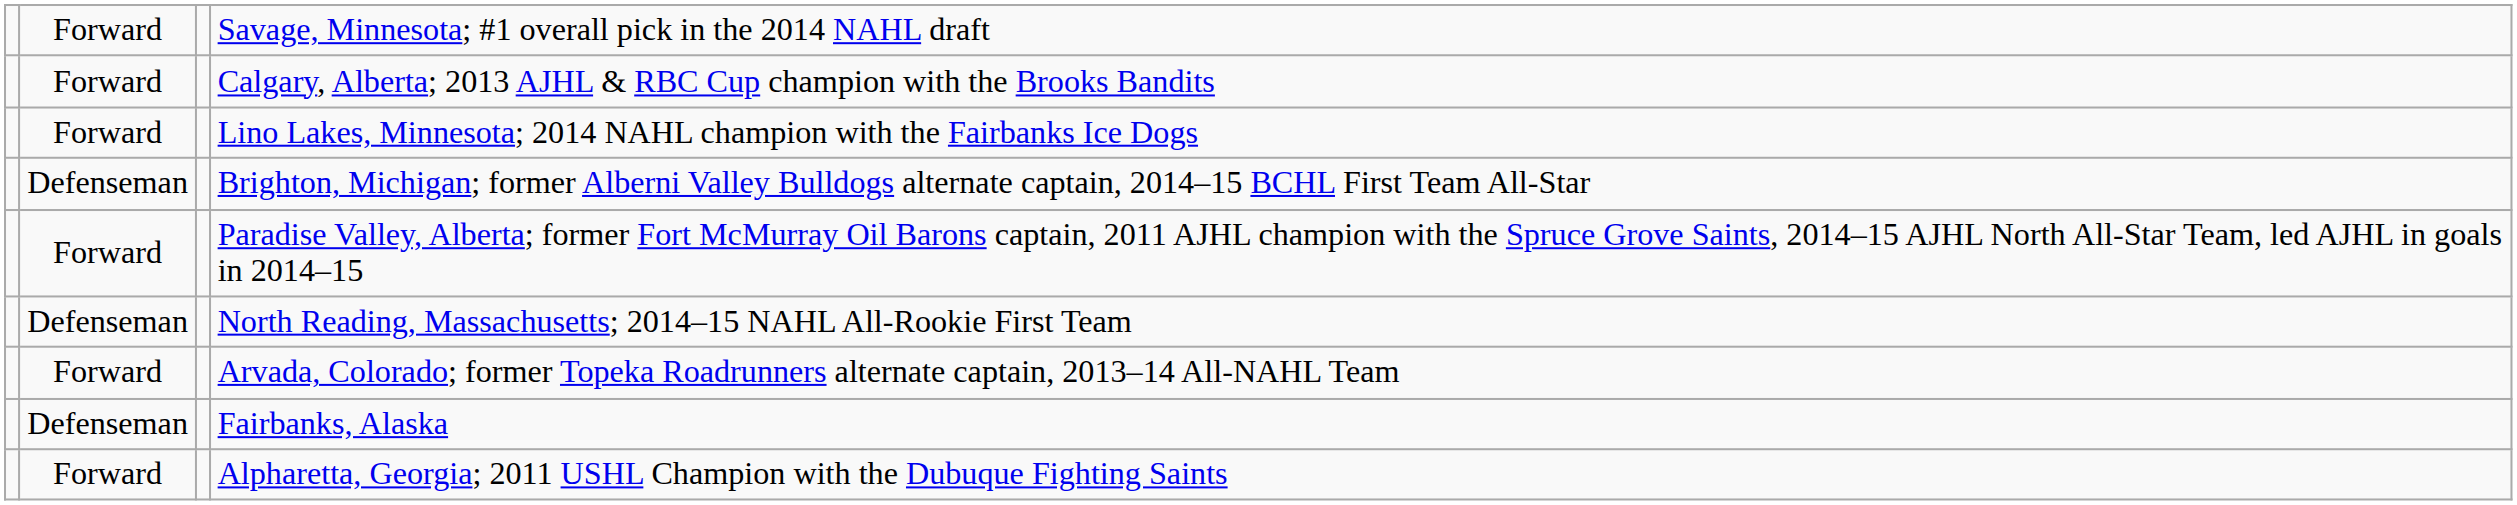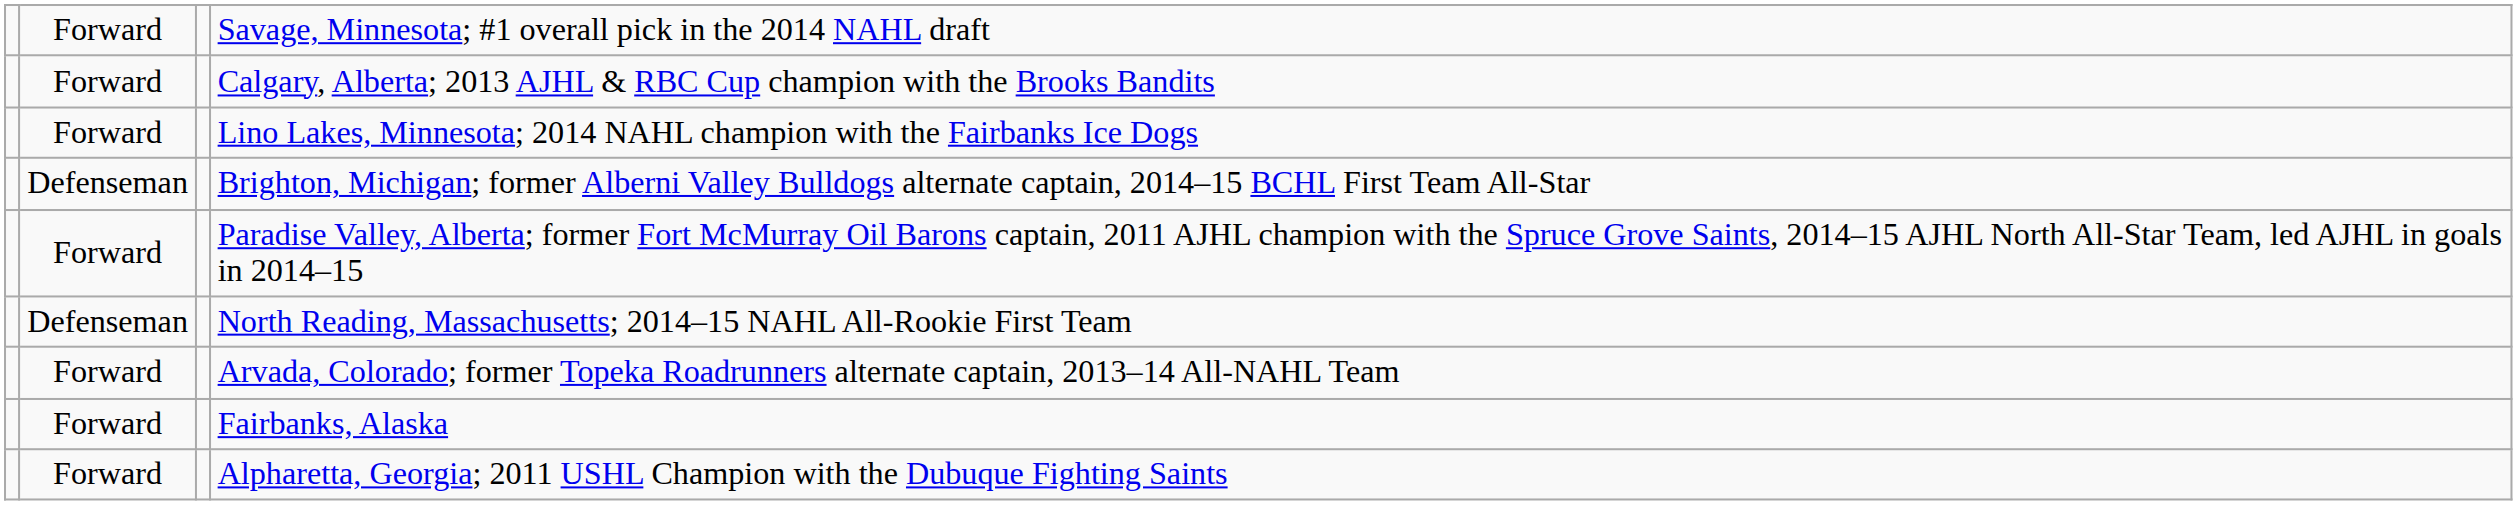(108, 423) Defenseman -> (108, 423) Forward
